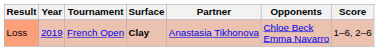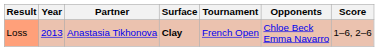columns swapped: (96, 12) <-> (214, 12)
(52, 33) 2019 -> (52, 33) 2013
